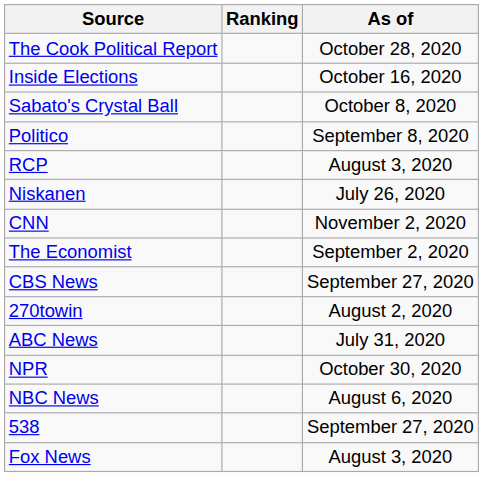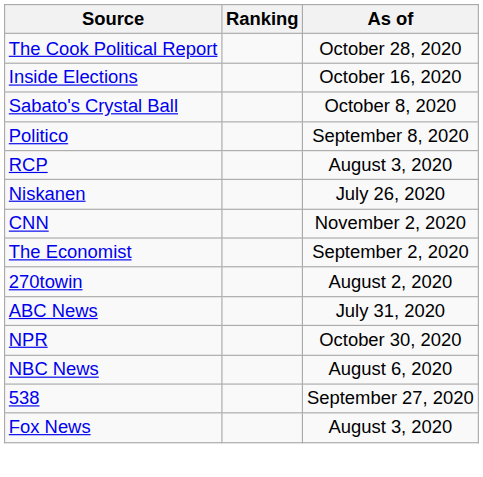- row: (53, 281)
